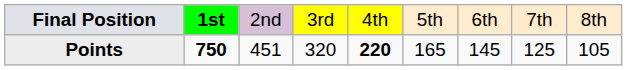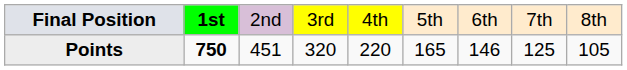(375, 50) bold -> (375, 50) normal
(485, 50) 145 -> (485, 50) 146
